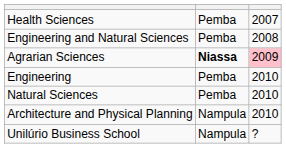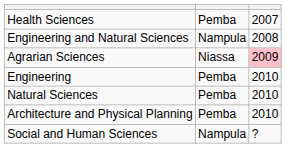(217, 38) Pemba -> (222, 38) Nampula
(217, 57) bold -> (216, 57) normal
(222, 114) Nampula -> (217, 114) Pemba
+ row: (82, 133)
- row: (74, 133)
